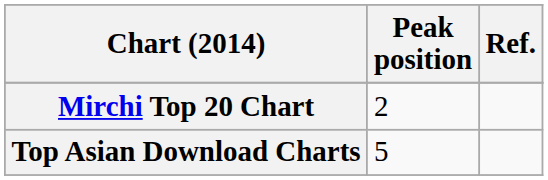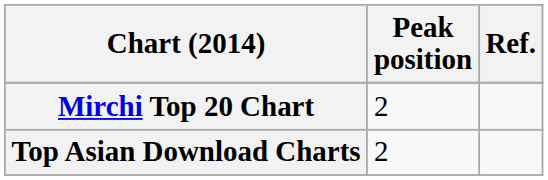(381, 151) 5 -> (381, 151) 2
